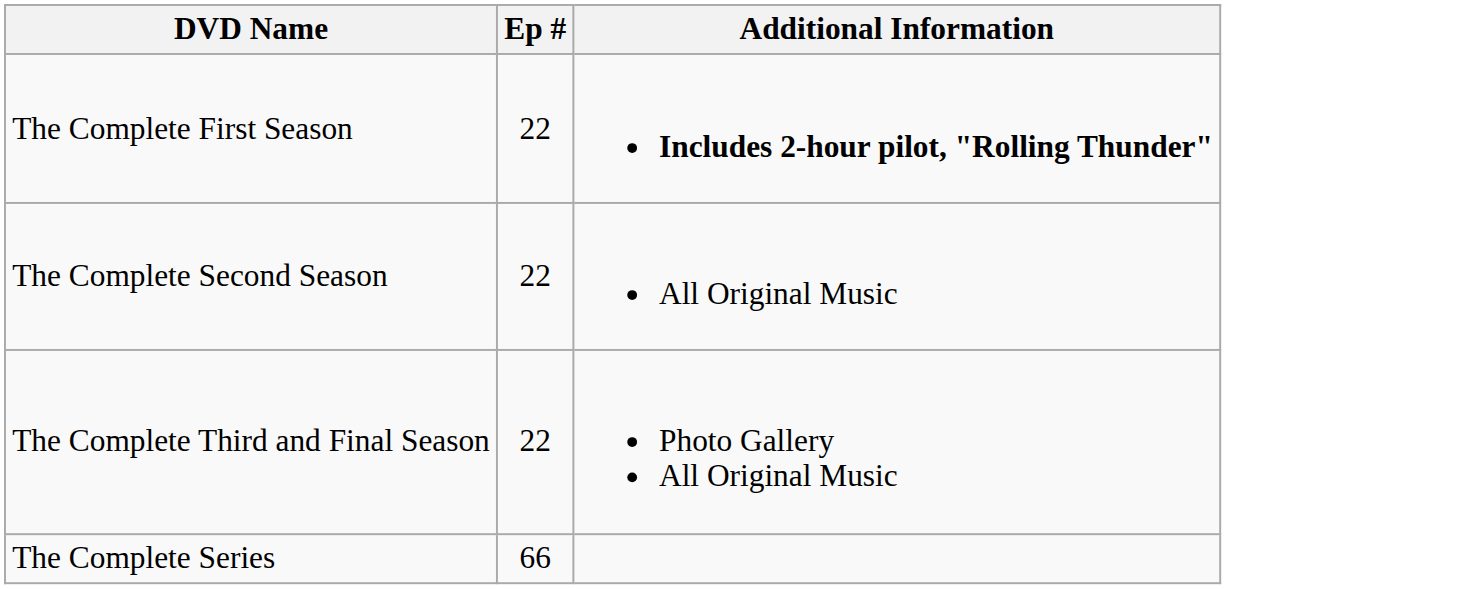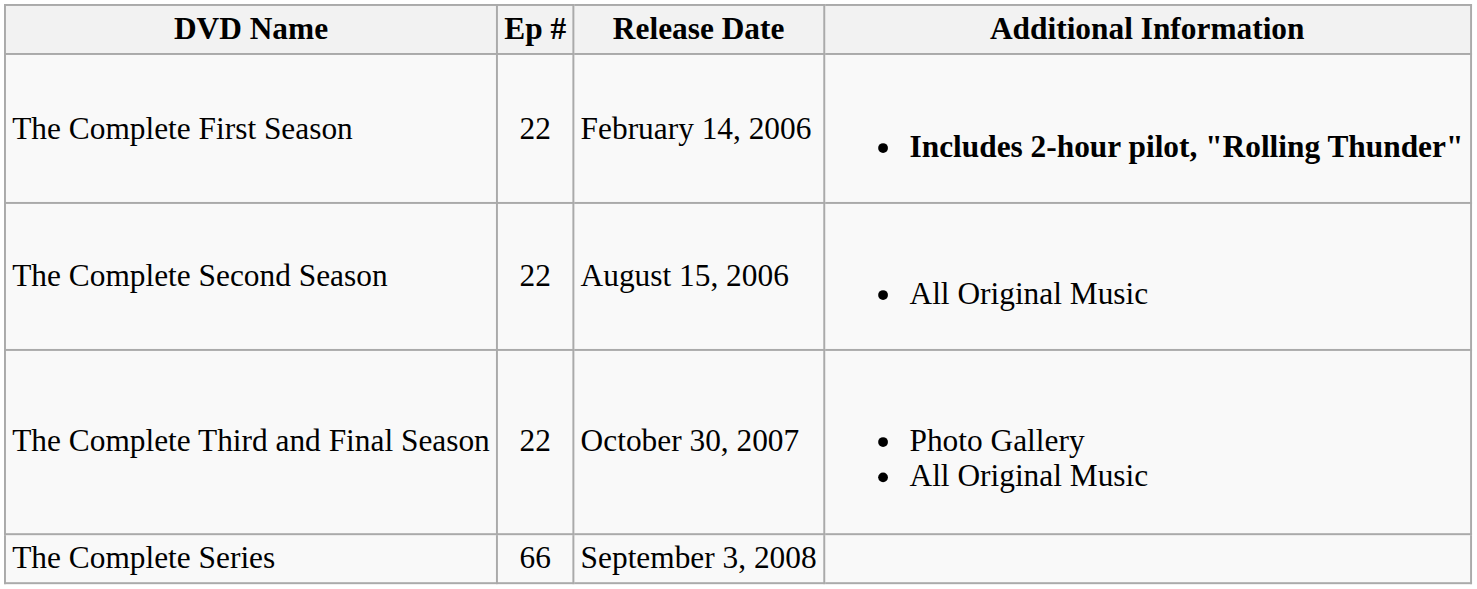+ column: (699, 29)
